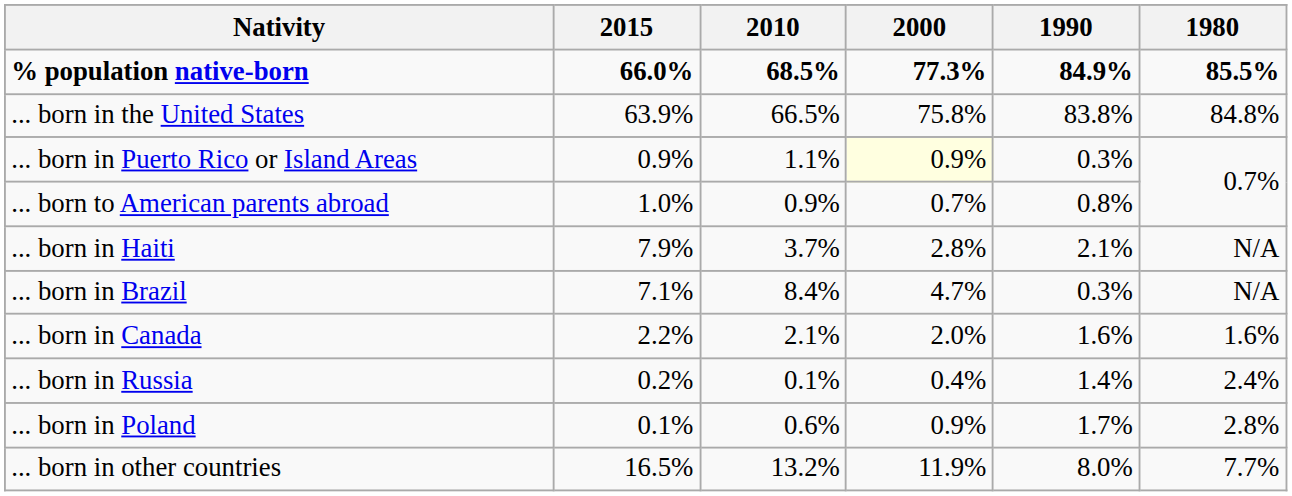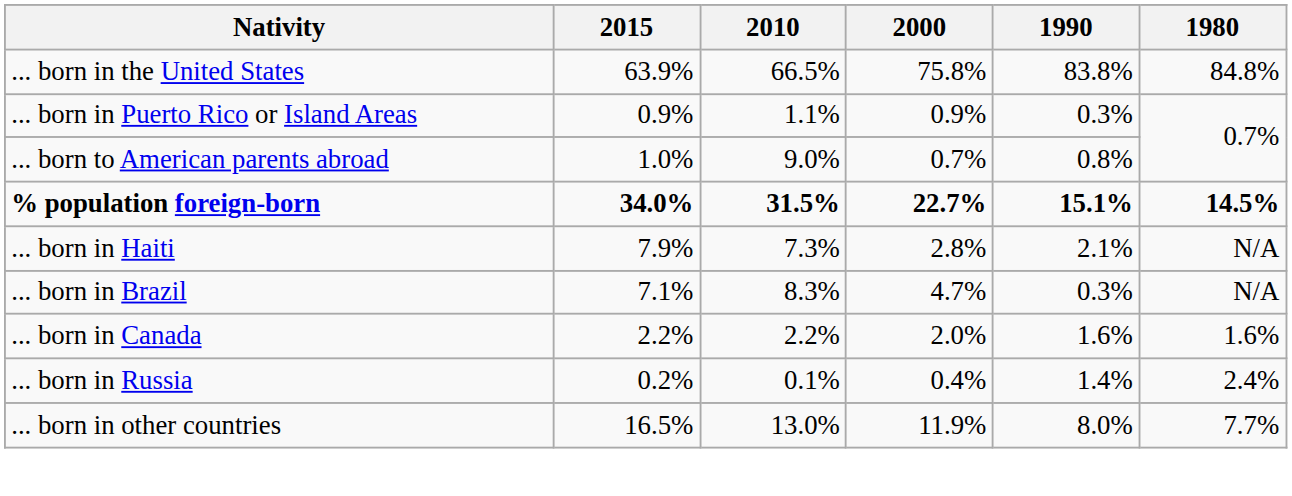- row: (160, 71)
(958, 159) lightyellow background -> (958, 115) no background
(812, 203) 0.9% -> (812, 159) 9.0%
+ row: (166, 203)
(812, 247) 3.7% -> (812, 247) 7.3%
(812, 292) 8.4% -> (812, 292) 8.3%
(812, 336) 2.1% -> (812, 336) 2.2%
- row: (103, 424)
(805, 468) 13.2% -> (805, 424) 13.0%
